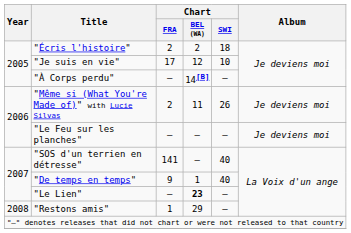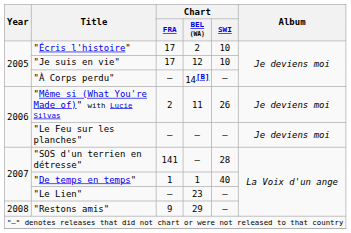(170, 48) 2 -> (170, 48) 17
(225, 48) 18 -> (225, 48) 10
(225, 160) 40 -> (225, 160) 28
(170, 179) 9 -> (170, 179) 1
(197, 194) bold -> (197, 194) normal
(170, 209) 1 -> (170, 209) 9
